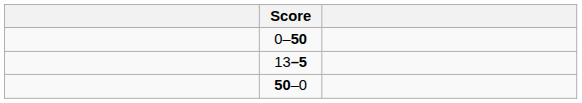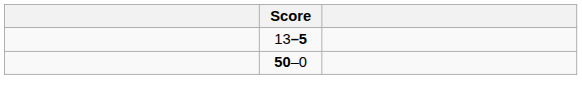- row: (291, 39)
